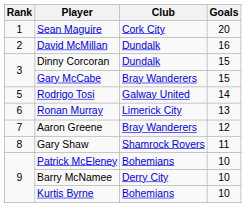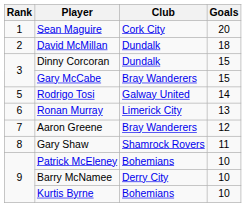(224, 45) 16 -> (224, 45) 18
